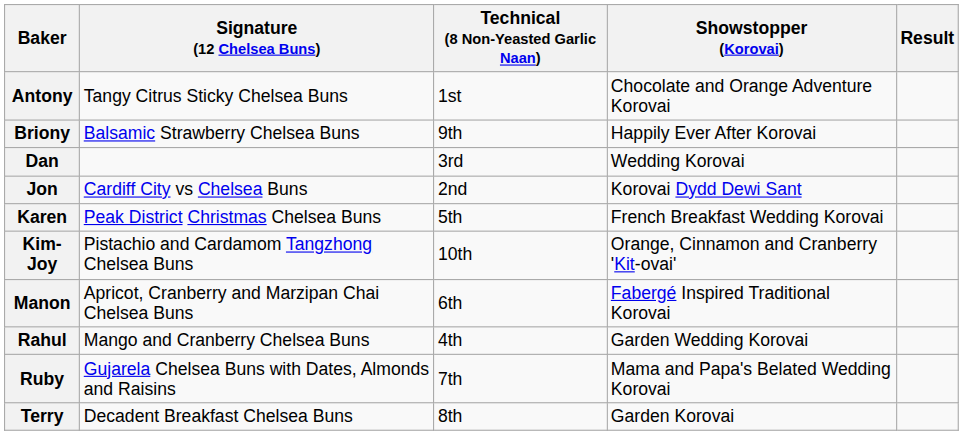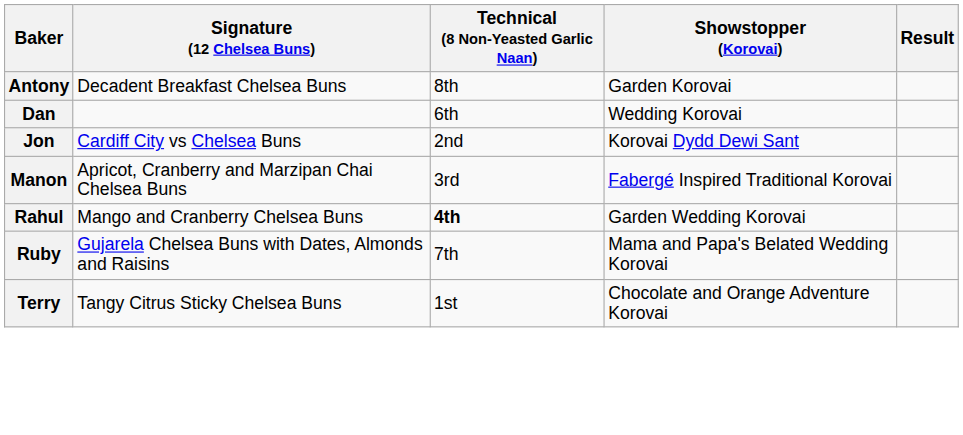(216, 95) Tangy Citrus Sticky Chelsea Buns -> (212, 85) Decadent Breakfast Chelsea Buns
(450, 95) 1st -> (446, 85) 8th
(741, 95) Chocolate and Orange Adventure Korovai -> (670, 85) Garden Korovai
- row: (42, 133)
(451, 161) 3rd -> (446, 113) 6th
- row: (42, 217)
- row: (42, 255)
(450, 302) 6th -> (447, 179) 3rd
(450, 340) normal -> (447, 217) bold
(218, 416) Decadent Breakfast Chelsea Buns -> (209, 302) Tangy Citrus Sticky Chelsea Buns
(450, 416) 8th -> (446, 302) 1st
(672, 416) Garden Korovai -> (739, 302) Chocolate and Orange Adventure Korovai
